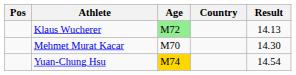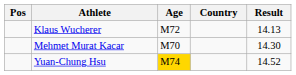(170, 29) lightgreen background -> (170, 29) no background
(269, 62) 14.54 -> (269, 62) 14.52
